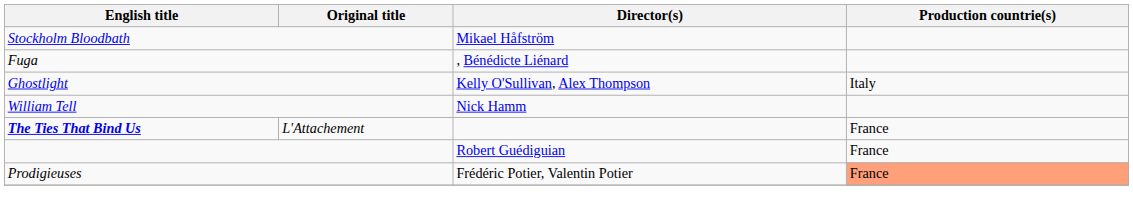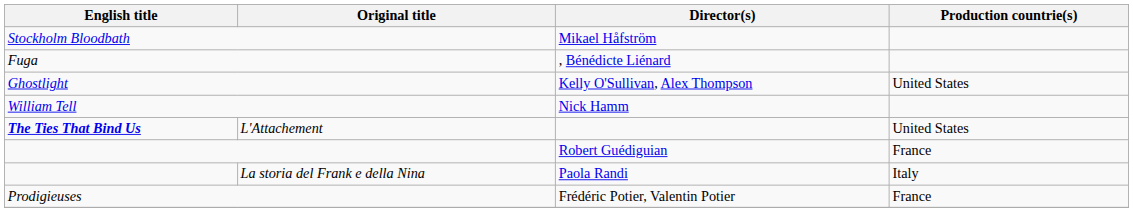(863, 83) Italy -> (931, 83) United States
(869, 128) France -> (931, 128) United States
+ row: (333, 173)
(869, 173) lightsalmon background -> (912, 196) no background
